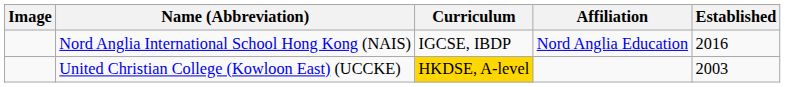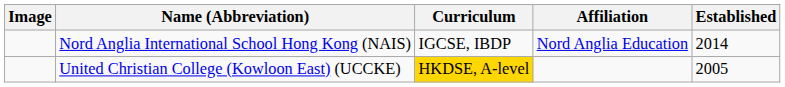(712, 43) 2016 -> (712, 43) 2014
(712, 69) 2003 -> (712, 69) 2005
